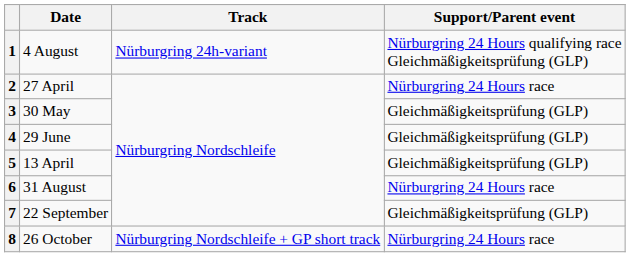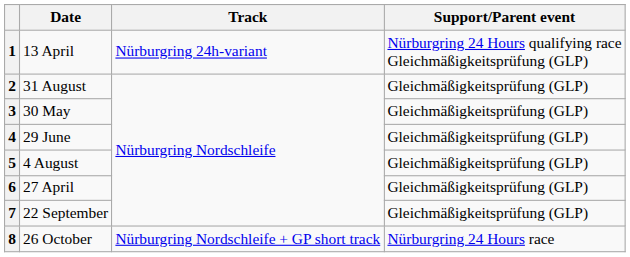(51, 52) 4 August -> (49, 52) 13 April
(49, 86) 27 April -> (55, 86) 31 August
(471, 86) Nürburgring 24 Hours race -> (488, 86) Gleichmäßigkeitsprüfung (GLP)
(49, 162) 13 April -> (51, 162) 4 August
(55, 188) 31 August -> (49, 188) 27 April
(471, 188) Nürburgring 24 Hours race -> (488, 188) Gleichmäßigkeitsprüfung (GLP)
